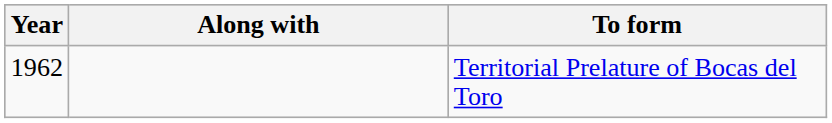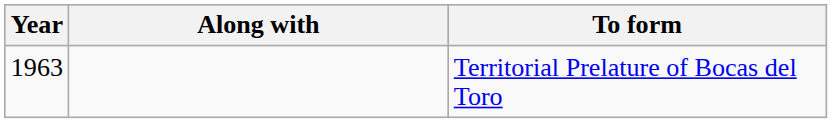(37, 66) 1962 -> (37, 66) 1963
